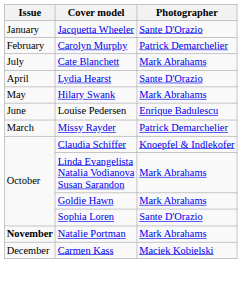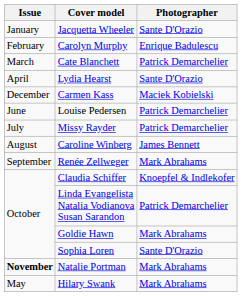(184, 45) Patrick Demarchelier -> (179, 45) Enrique Badulescu
(15, 62) July -> (20, 62) March
(173, 62) Mark Abrahams -> (184, 62) Patrick Demarchelier
rows swapped: (86, 95) <-> (86, 250)
(179, 111) Enrique Badulescu -> (184, 111) Patrick Demarchelier
(20, 128) March -> (15, 128) July
+ row: (95, 144)
+ row: (93, 161)
(173, 172) Mark Abrahams -> (184, 205) Patrick Demarchelier
